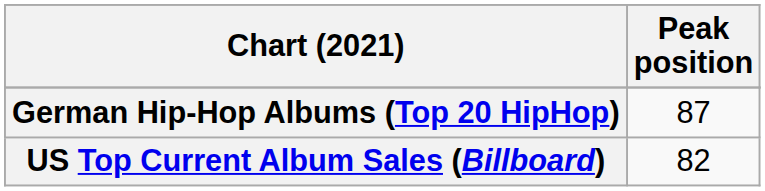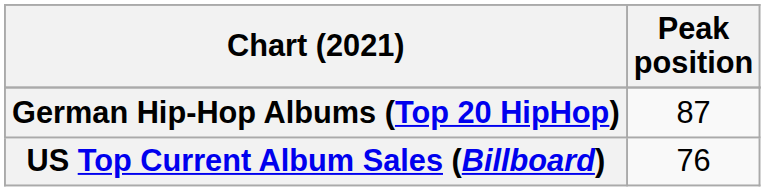(694, 160) 82 -> (694, 160) 76
